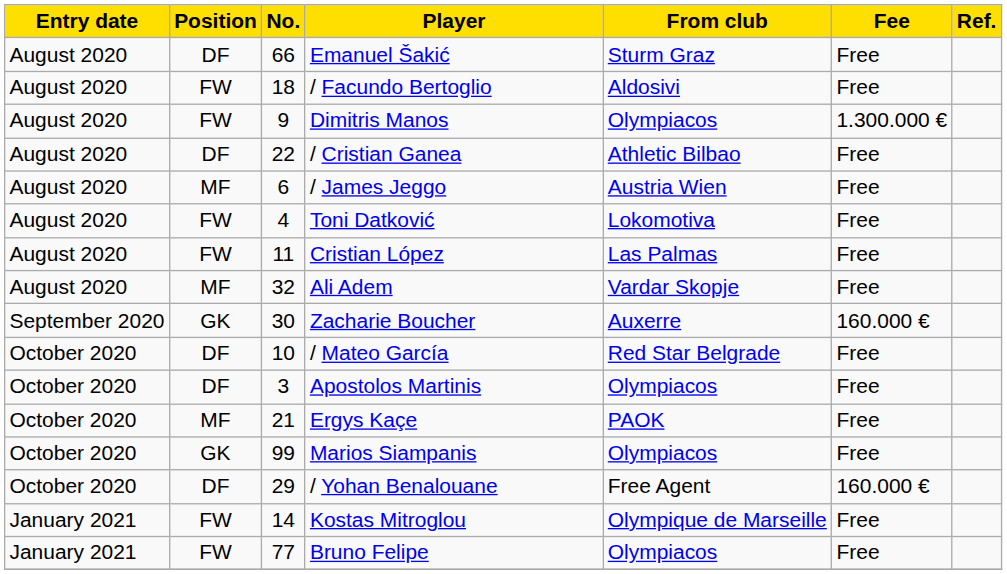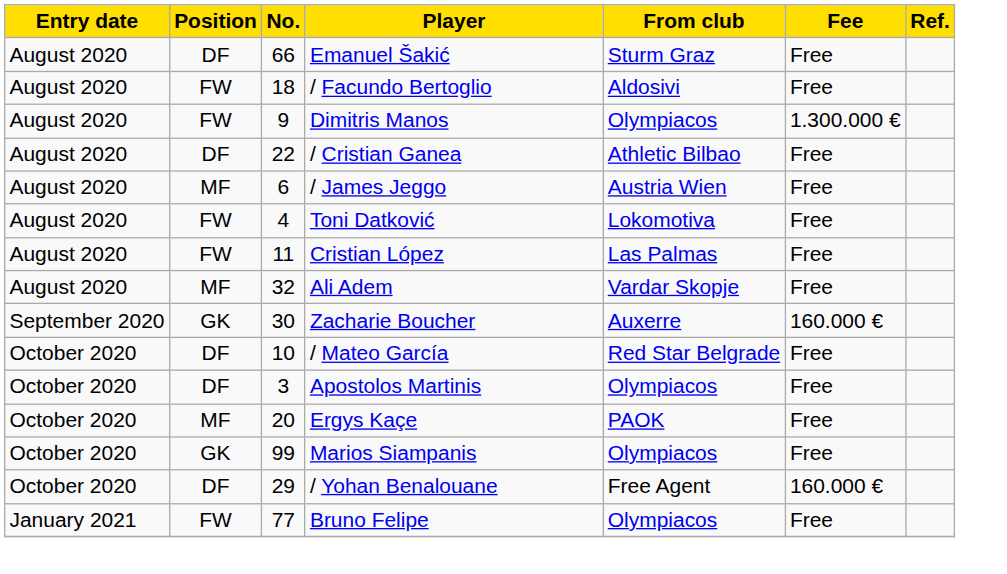(283, 420) 21 -> (283, 420) 20
- row: (388, 519)
